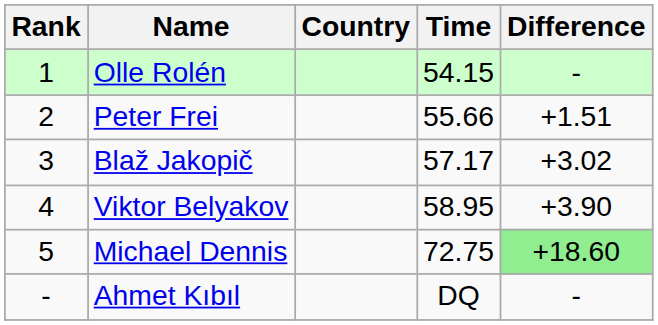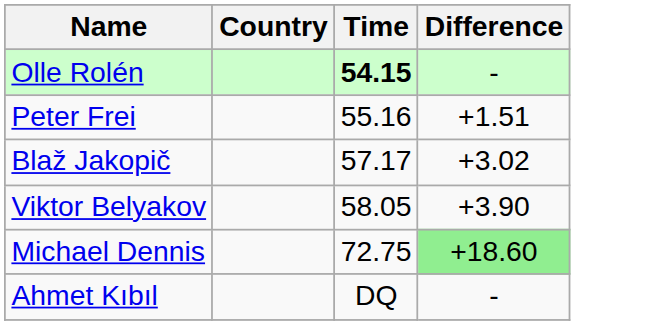- column: (46, 26)
(458, 71) normal -> (376, 71) bold
(458, 116) 55.66 -> (376, 116) 55.16
(458, 206) 58.95 -> (376, 206) 58.05
